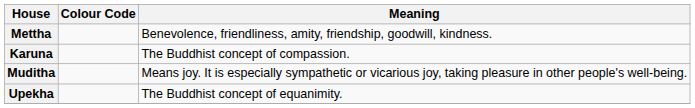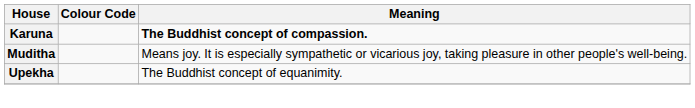- row: (31, 34)
(246, 53) normal -> (255, 34) bold
